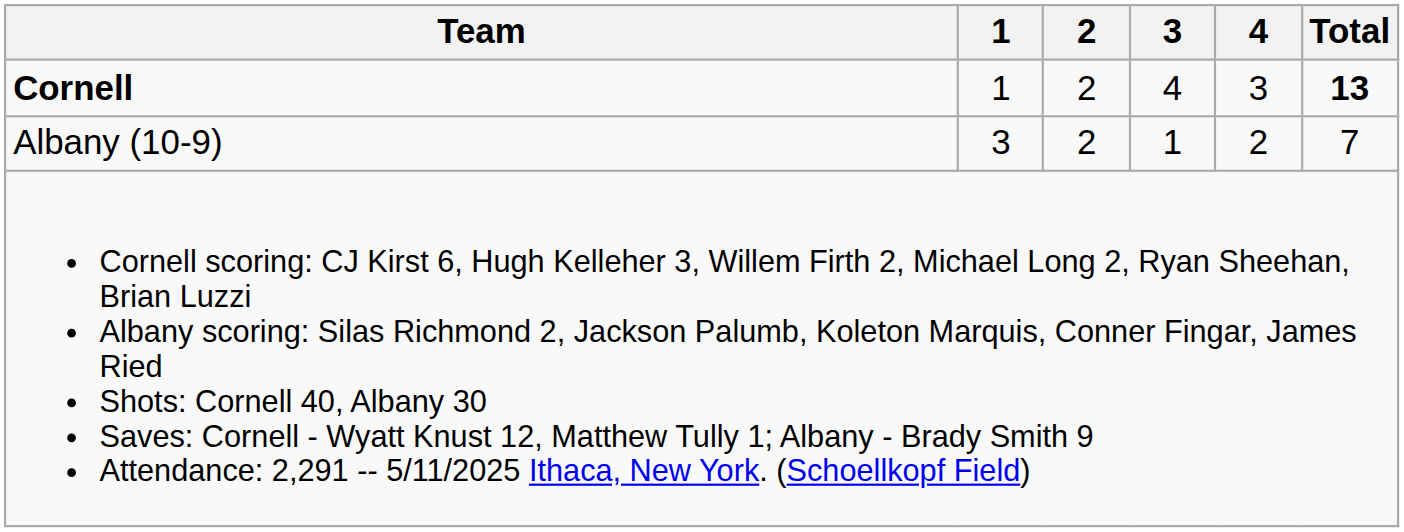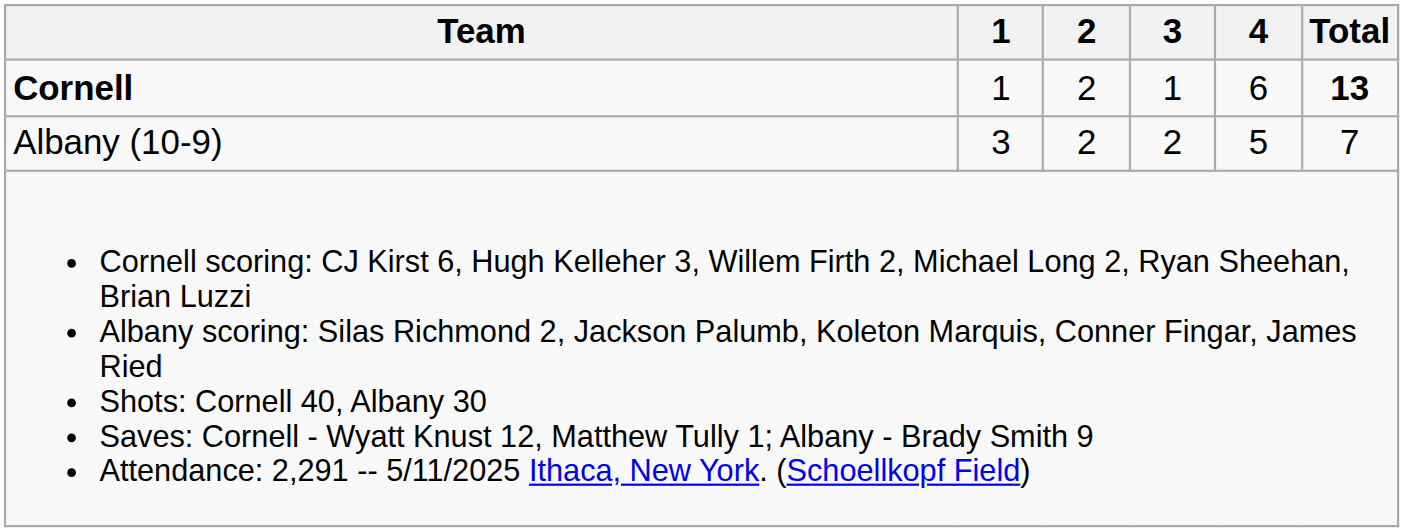(1173, 87) 4 -> (1173, 87) 1
(1258, 87) 3 -> (1258, 87) 6
(1173, 142) 1 -> (1173, 142) 2
(1258, 142) 2 -> (1258, 142) 5
